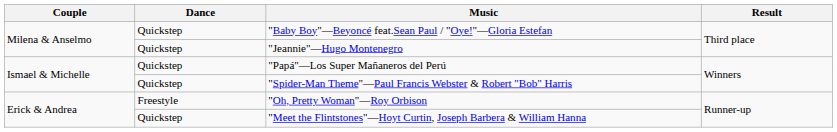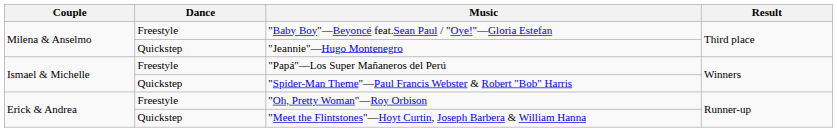(160, 30) Quickstep -> (158, 30) Freestyle
(160, 65) Quickstep -> (158, 65) Freestyle
